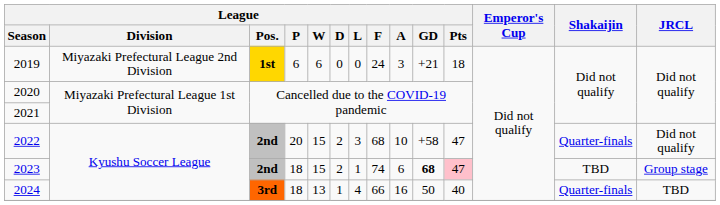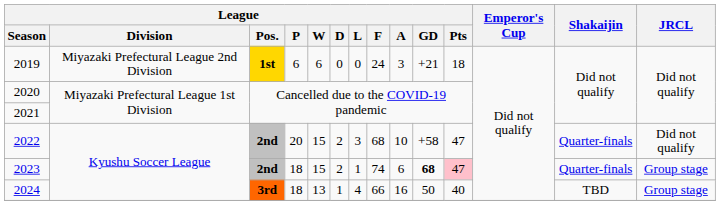(596, 169) TBD -> (596, 169) Quarter-finals
(596, 190) Quarter-finals -> (596, 190) TBD
(676, 190) TBD -> (676, 190) Group stage
